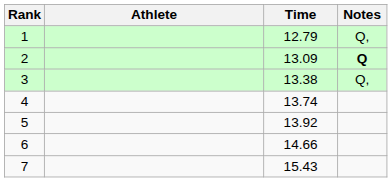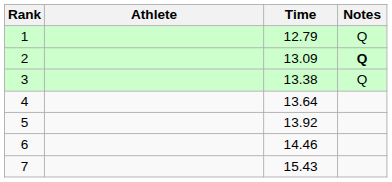(362, 36) Q, -> (362, 36) Q
(362, 79) Q, -> (362, 79) Q
(301, 101) 13.74 -> (301, 101) 13.64
(301, 144) 14.66 -> (301, 144) 14.46
